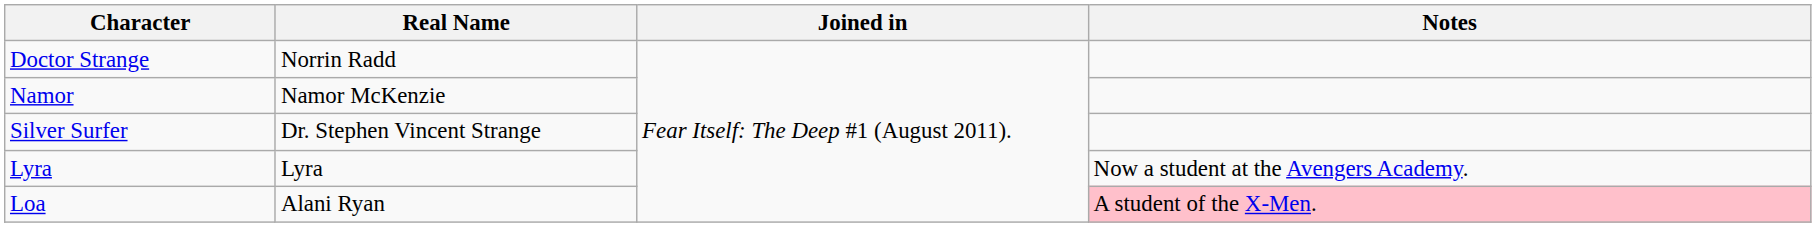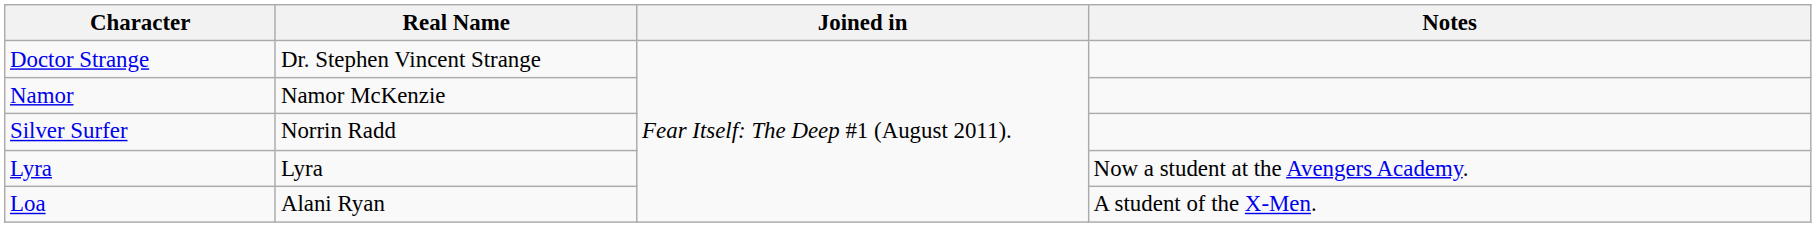(338, 58) Norrin Radd -> (411, 58) Dr. Stephen Vincent Strange
(411, 131) Dr. Stephen Vincent Strange -> (338, 131) Norrin Radd
(1205, 204) pink background -> (1205, 204) no background
